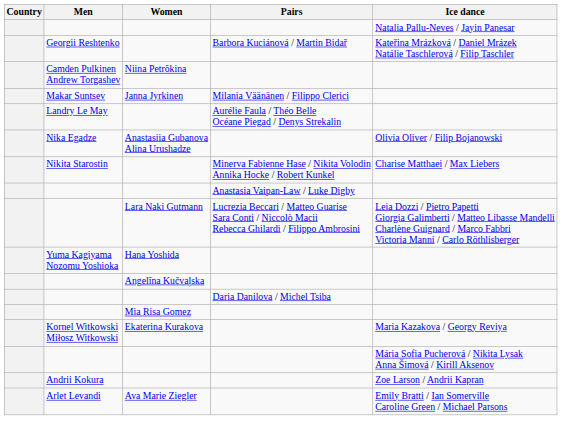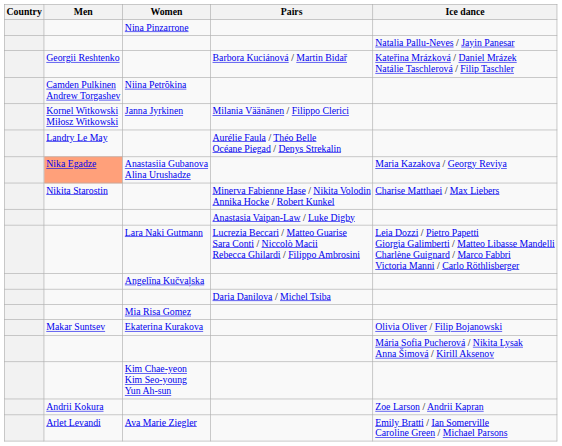+ row: (157, 27)
(76, 96) Makar Suntsev -> (82, 117) Kornel Witkowski Miłosz Witkowski
(71, 138) no background -> (71, 164) lightsalmon background
(439, 138) Olivia Oliver / Filip Bojanowski -> (441, 164) Maria Kazakova / Georgy Reviya
- row: (152, 254)
(82, 333) Kornel Witkowski Miłosz Witkowski -> (76, 327) Makar Suntsev
(441, 327) Maria Kazakova / Georgy Reviya -> (439, 327) Olivia Oliver / Filip Bojanowski
+ row: (156, 380)
